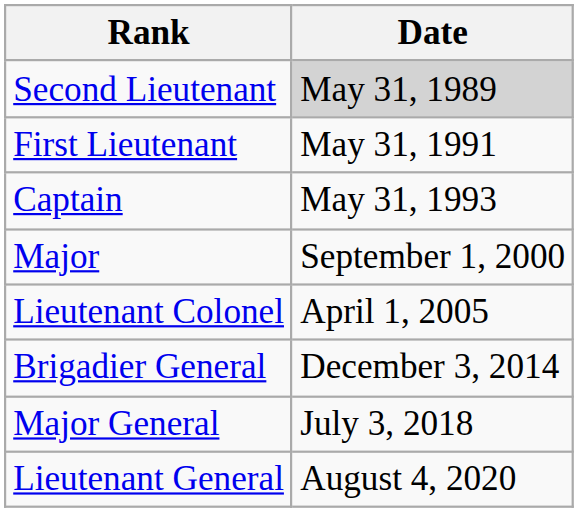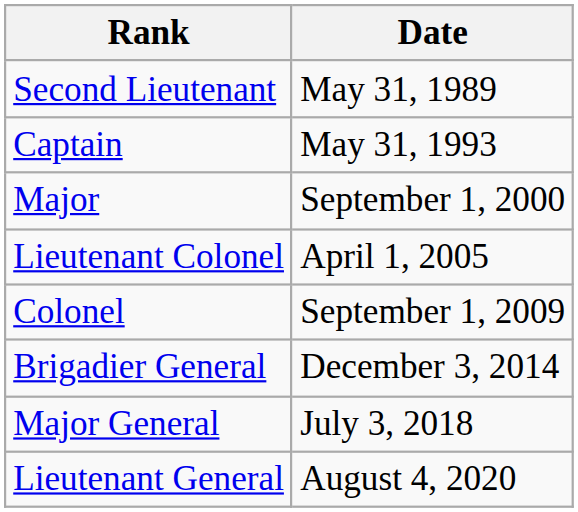(398, 88) lightgrey background -> (398, 88) no background
- row: (125, 144)
+ row: (69, 311)
